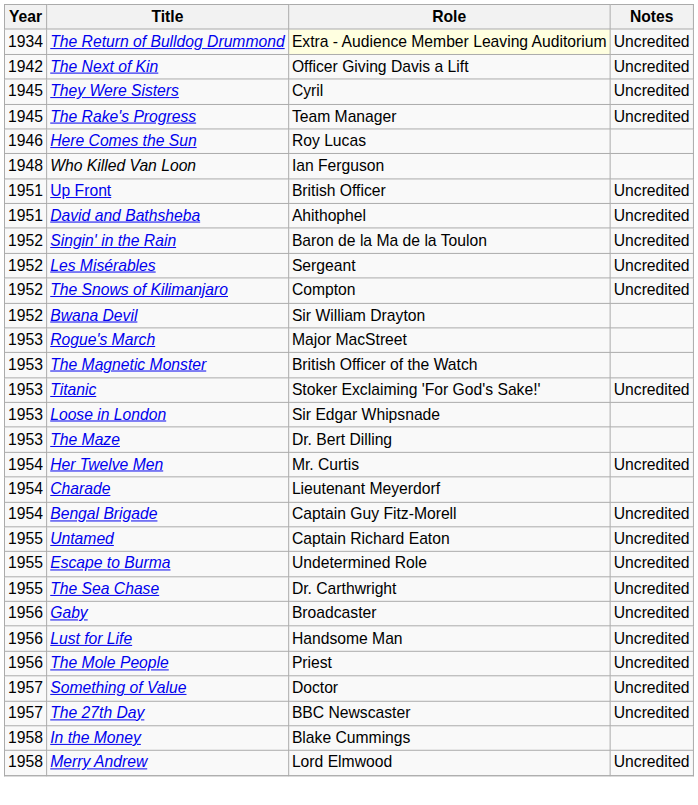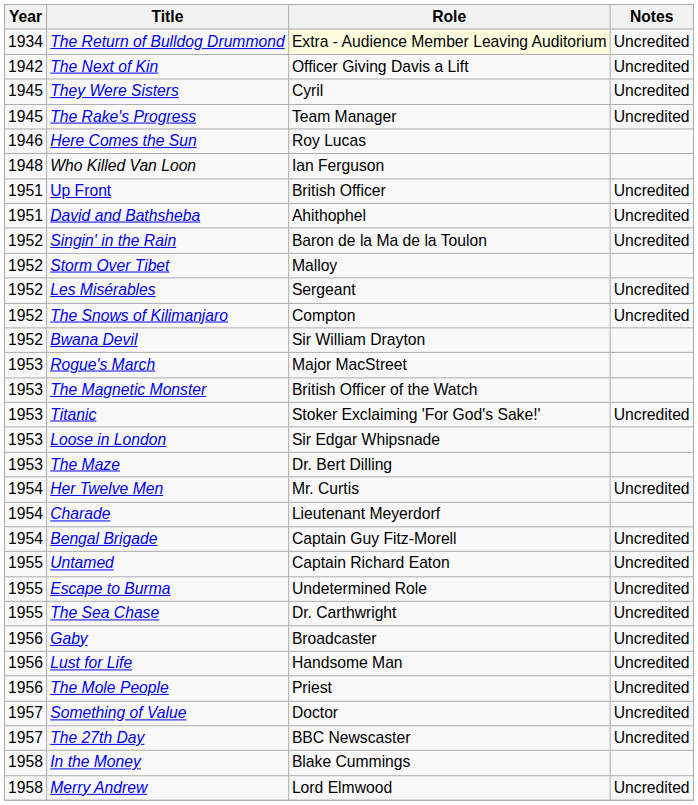+ row: (110, 265)
